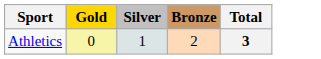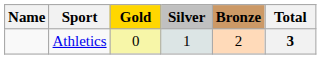+ column: (27, 16)
